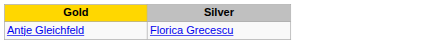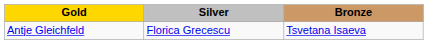+ column: (353, 13)
